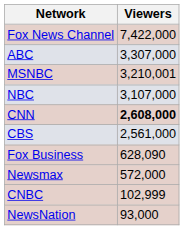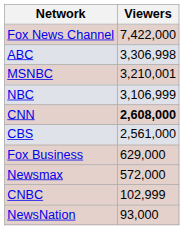(148, 54) 3,307,000 -> (148, 54) 3,306,998
(148, 94) 3,107,000 -> (148, 94) 3,106,999
(143, 154) 628,090 -> (143, 154) 629,000
